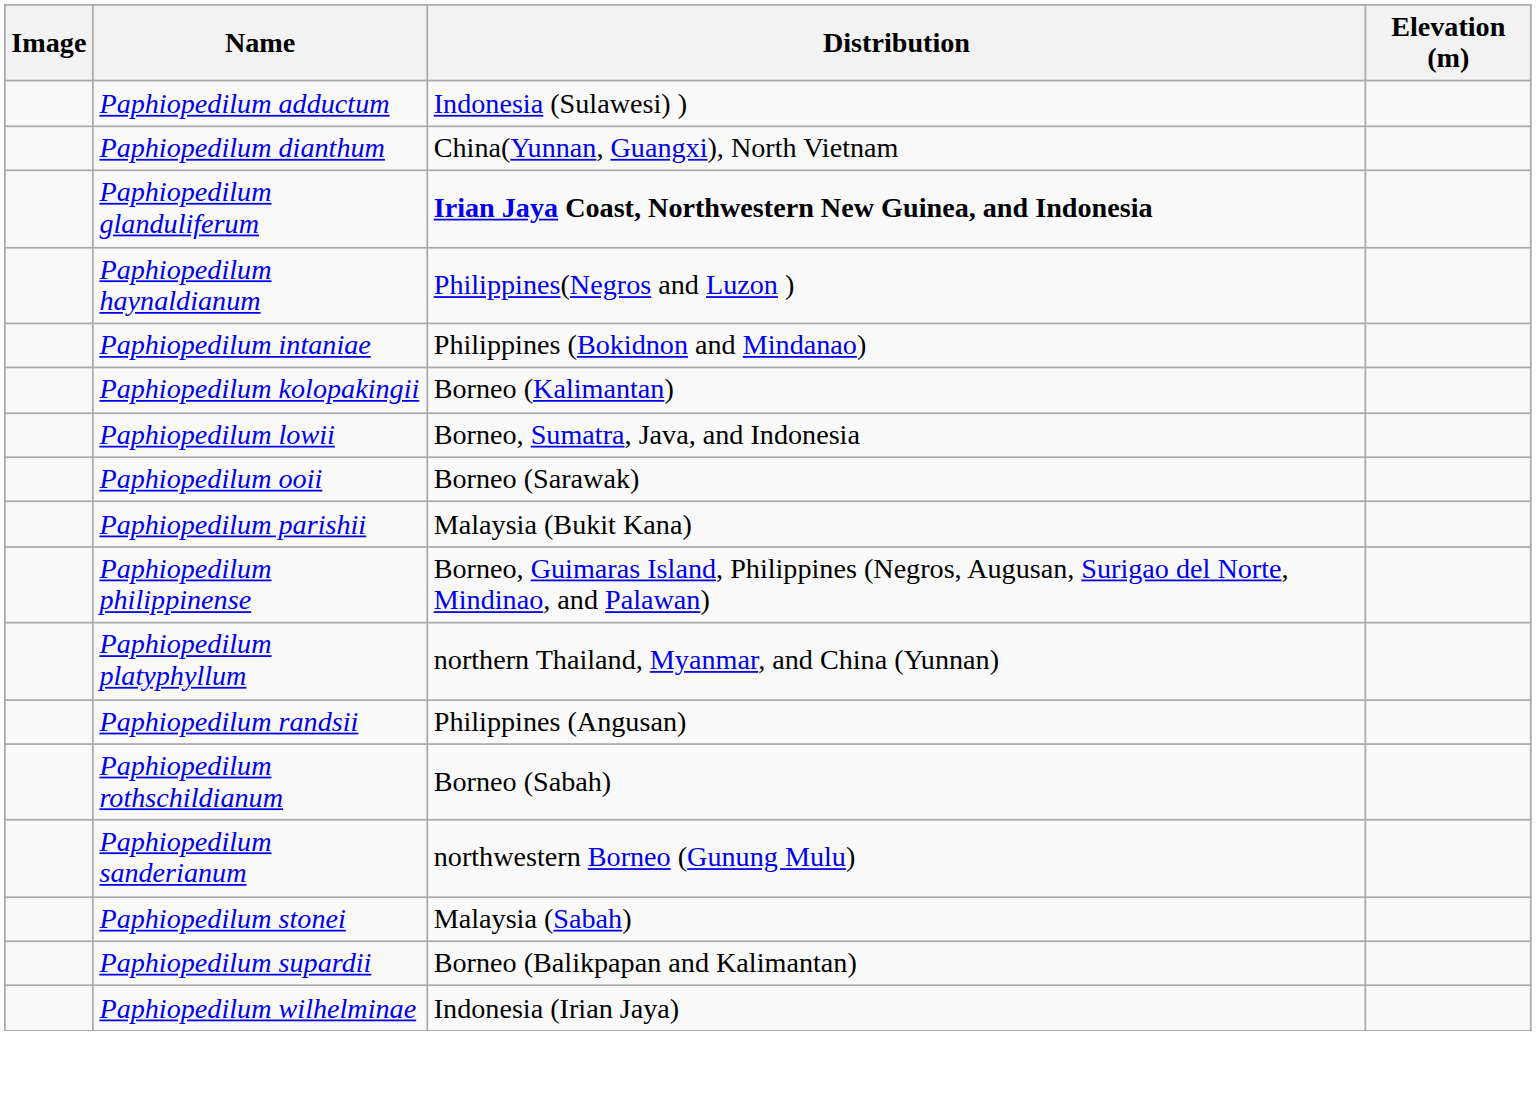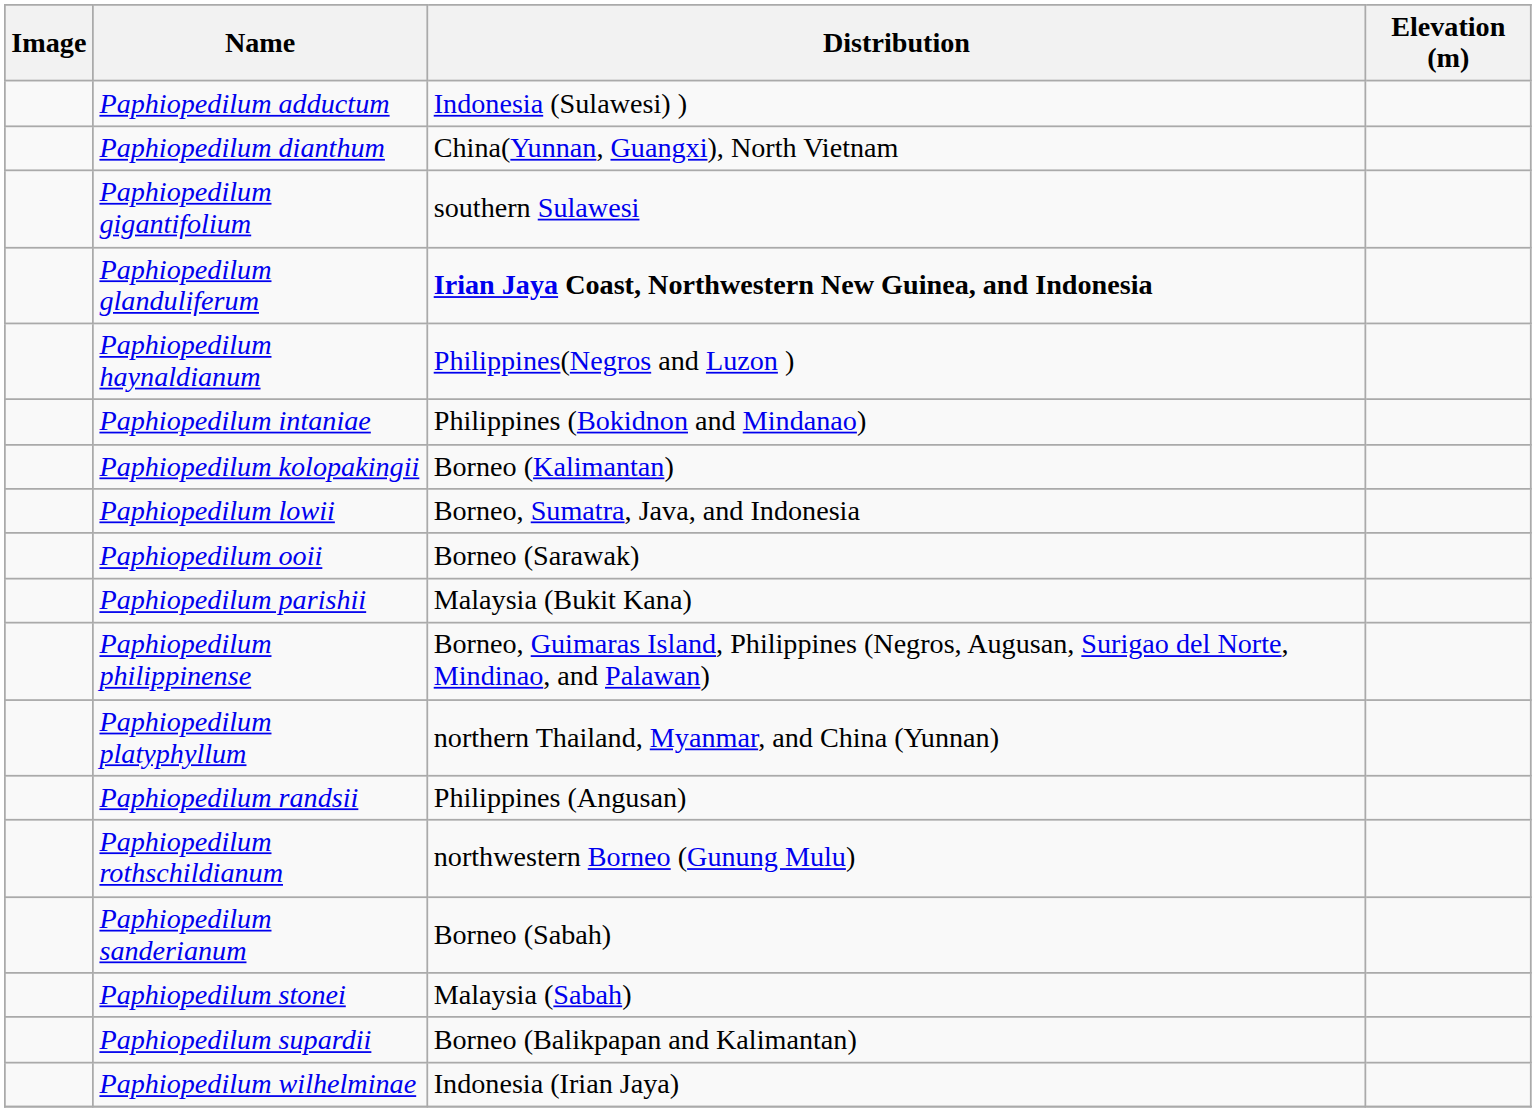+ row: (185, 208)
(522, 781) Borneo (Sabah) -> (645, 857) northwestern Borneo (Gunung Mulu)
(645, 857) northwestern Borneo (Gunung Mulu) -> (522, 934) Borneo (Sabah)
